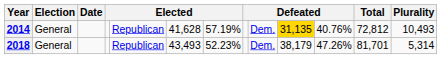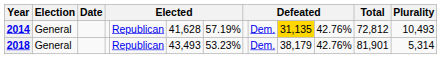(334, 29) 40.76% -> (334, 29) 42.76%
(223, 45) 52.23% -> (223, 45) 53.23%
(334, 45) 47.26% -> (334, 45) 42.76%
(373, 45) 81,701 -> (373, 45) 81,901
